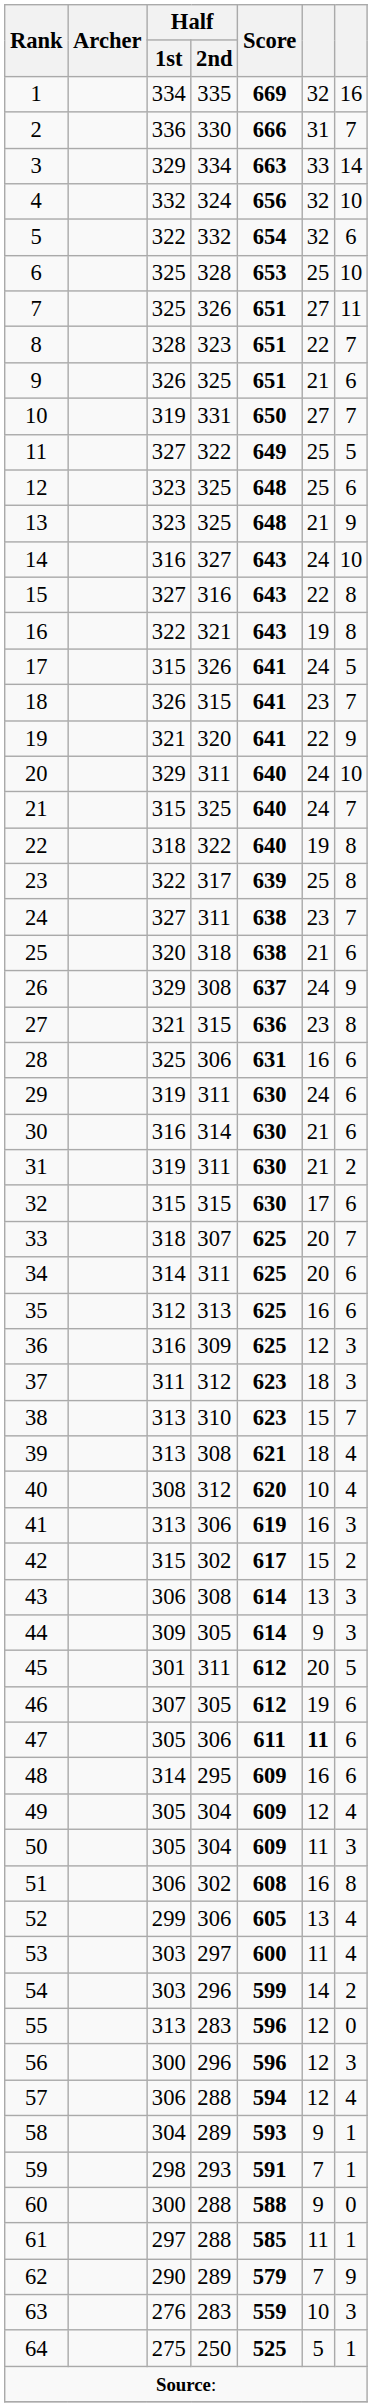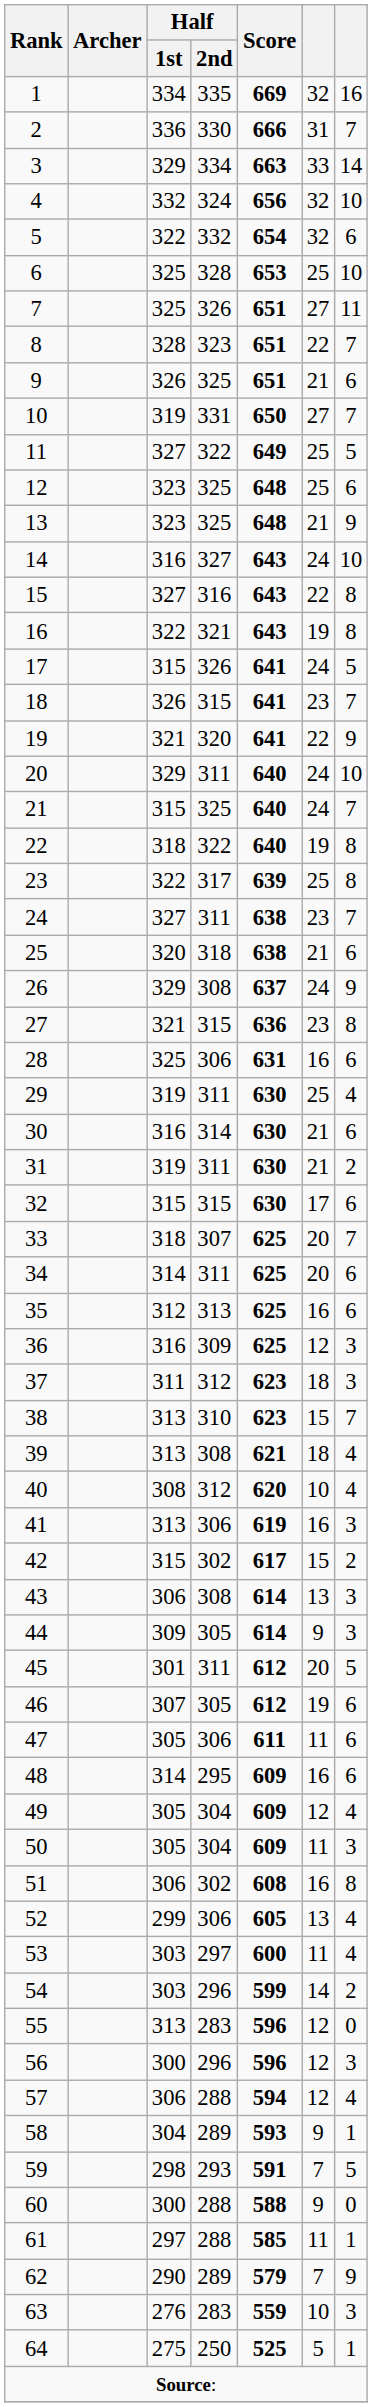(318, 1095) 24 -> (318, 1095) 25
(351, 1095) 6 -> (351, 1095) 4
(318, 1739) bold -> (318, 1739) normal
(351, 2169) 1 -> (351, 2169) 5
